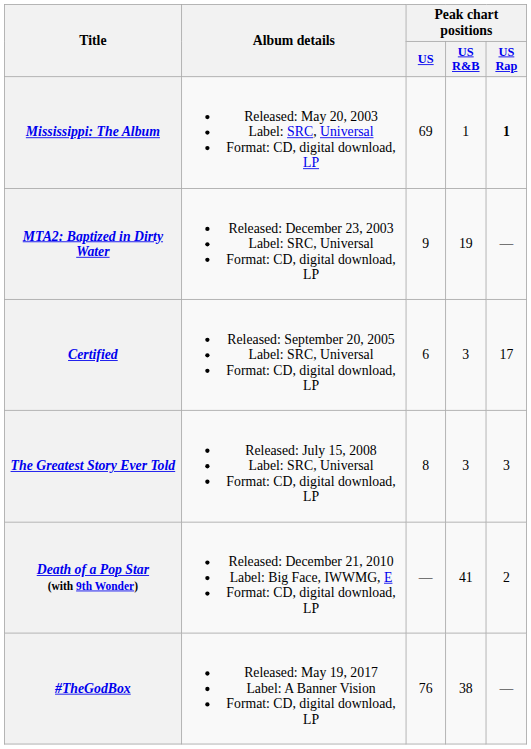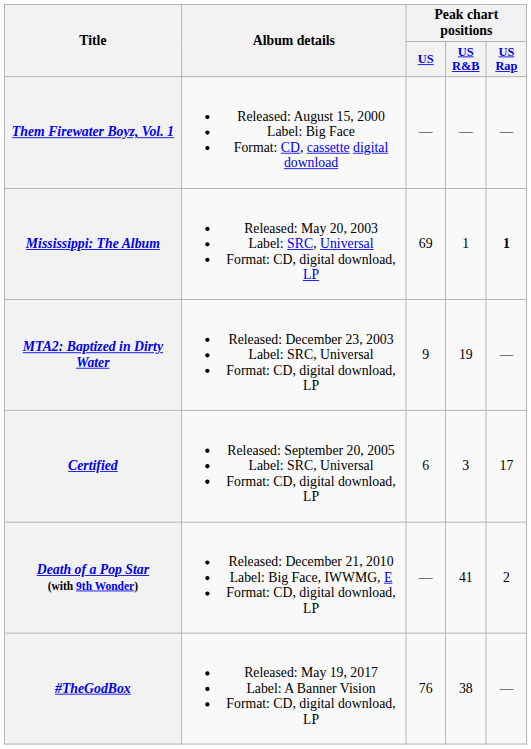+ row: (93, 132)
- row: (93, 466)
